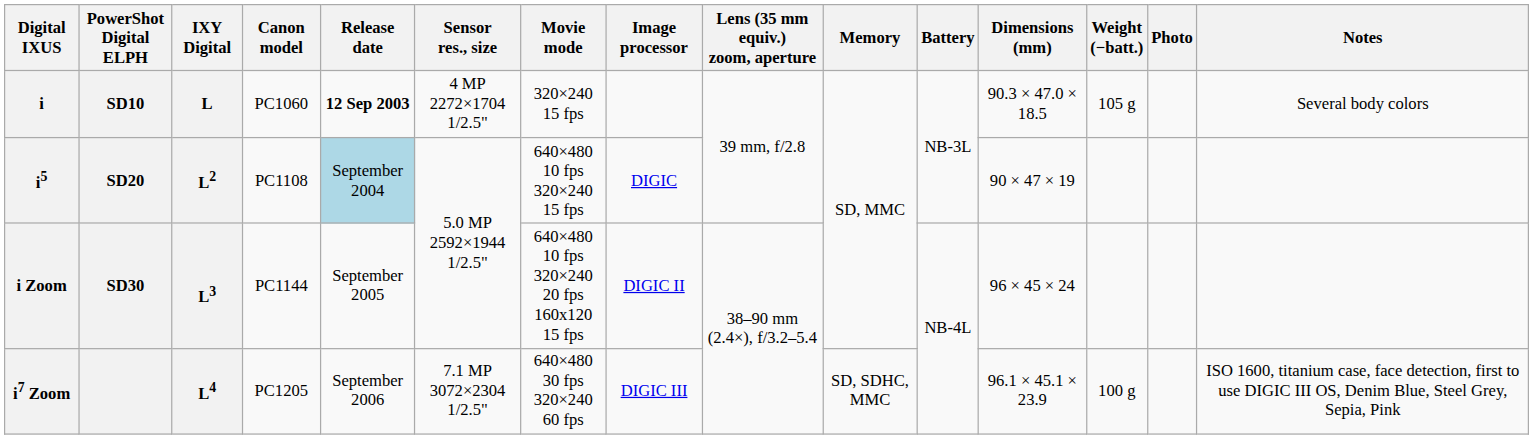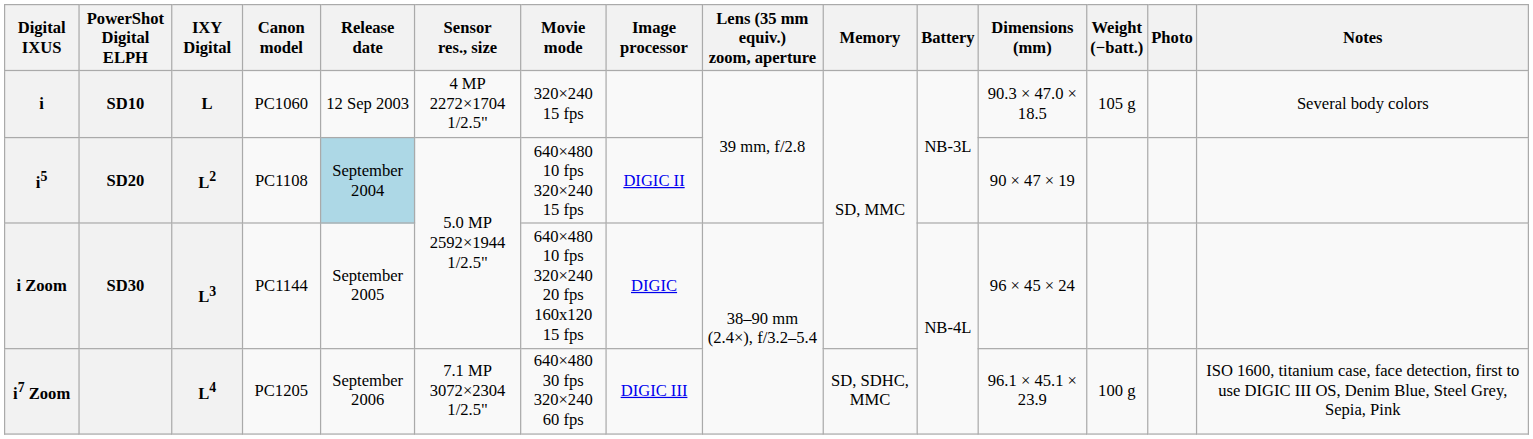(368, 103) bold -> (368, 103) normal
(654, 179) DIGIC -> (654, 179) DIGIC II
(654, 285) DIGIC II -> (654, 285) DIGIC
